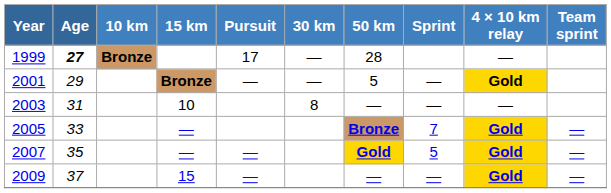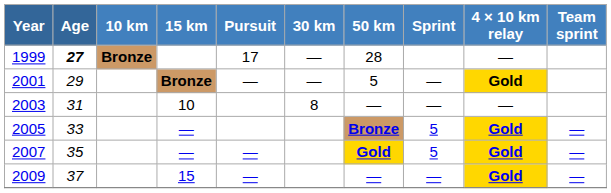(434, 129) 7 -> (434, 129) 5
